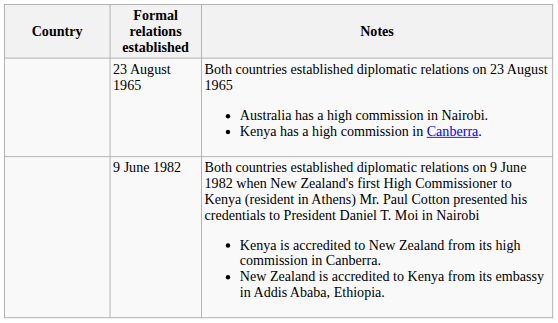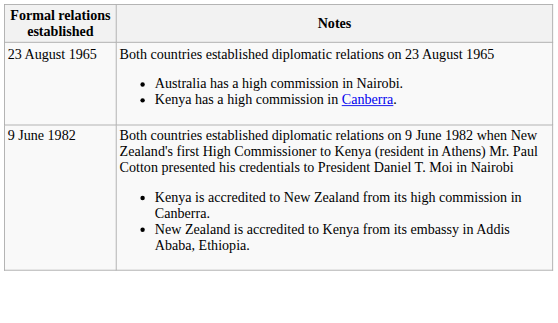- column: (57, 31)
